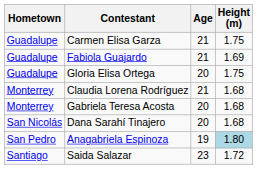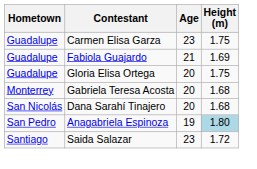(203, 40) 21 -> (189, 40) 23
- row: (128, 90)
